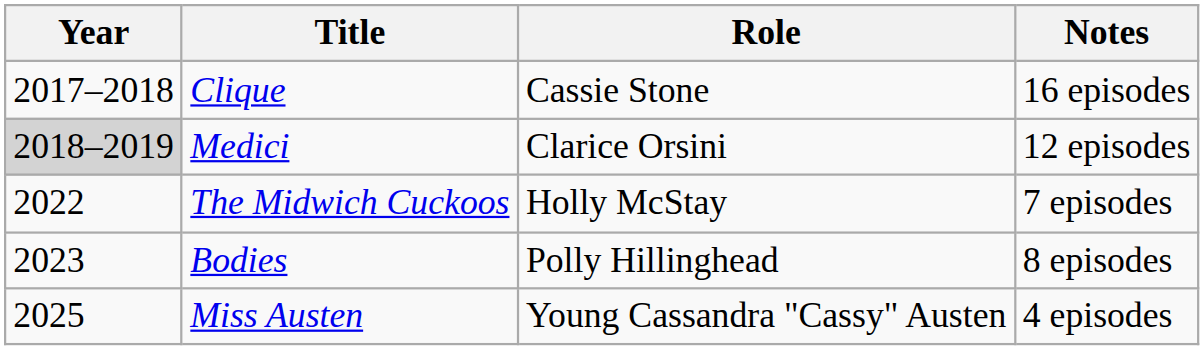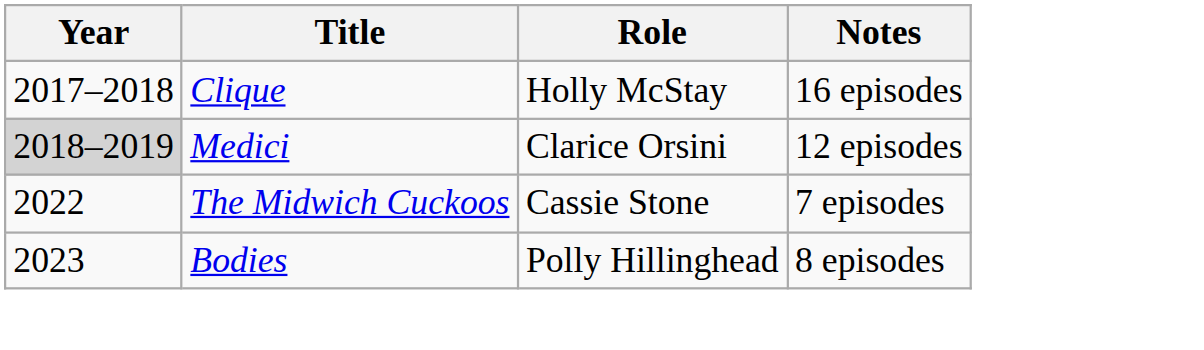(618, 89) Cassie Stone -> (626, 89) Holly McStay
(626, 202) Holly McStay -> (618, 202) Cassie Stone
- row: (277, 315)
